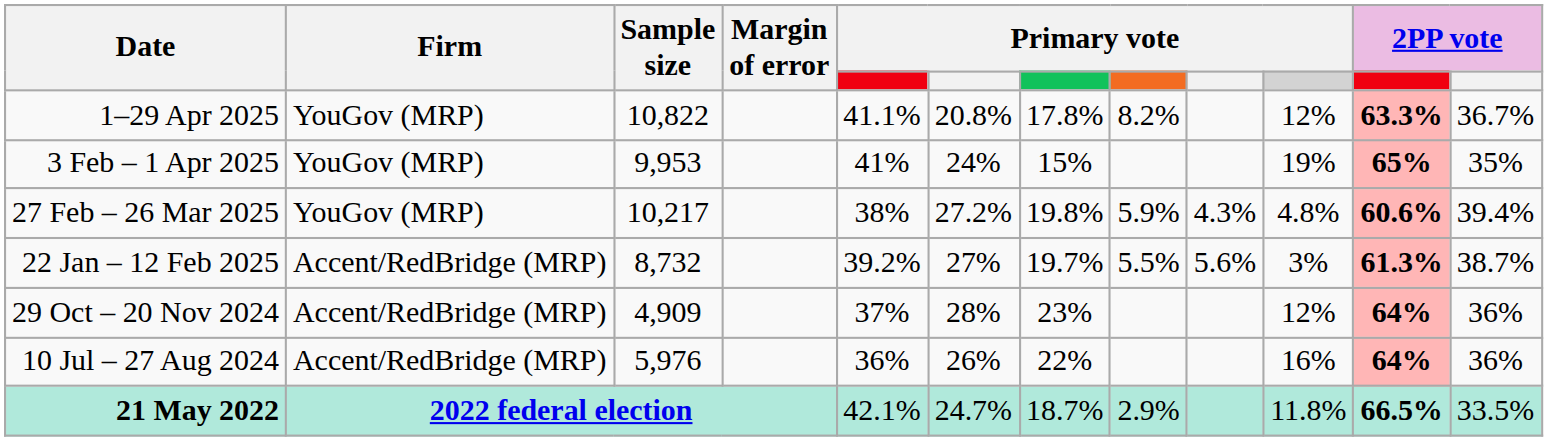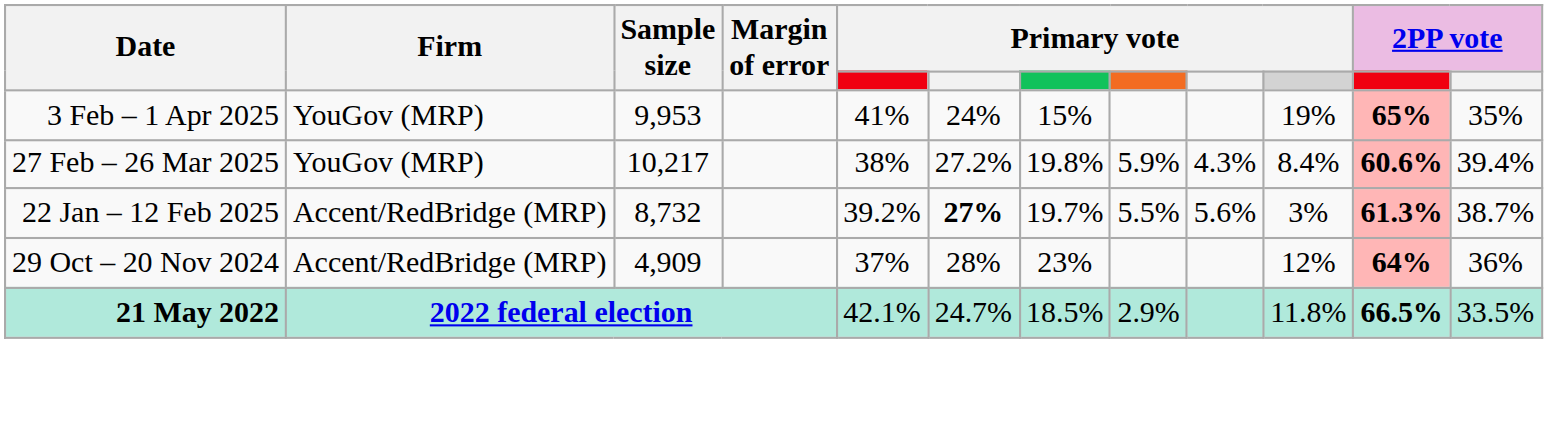- row: (189, 114)
(1308, 213) 4.8% -> (1308, 163) 8.4%
(973, 262) normal -> (973, 213) bold
- row: (150, 361)
(1065, 410) 18.7% -> (1065, 311) 18.5%
